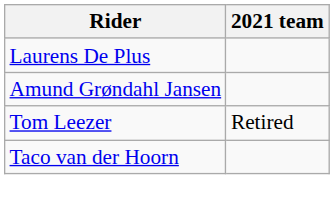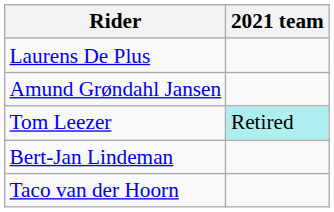(262, 122) no background -> (262, 122) paleturquoise background
+ row: (91, 156)
